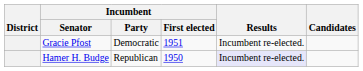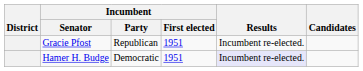(136, 43) Democratic -> (136, 43) Republican
(136, 58) Republican -> (136, 58) Democratic
(173, 58) 1950 -> (173, 58) 1951
